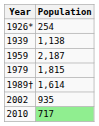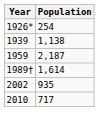- row: (17, 70)
(46, 114) lightgreen background -> (46, 99) no background
